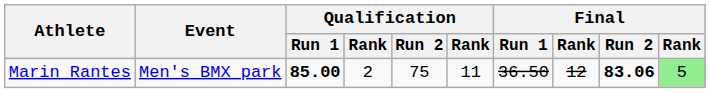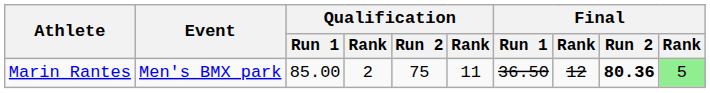(315, 72) bold -> (315, 72) normal
(629, 72) 83.06 -> (629, 72) 80.36
